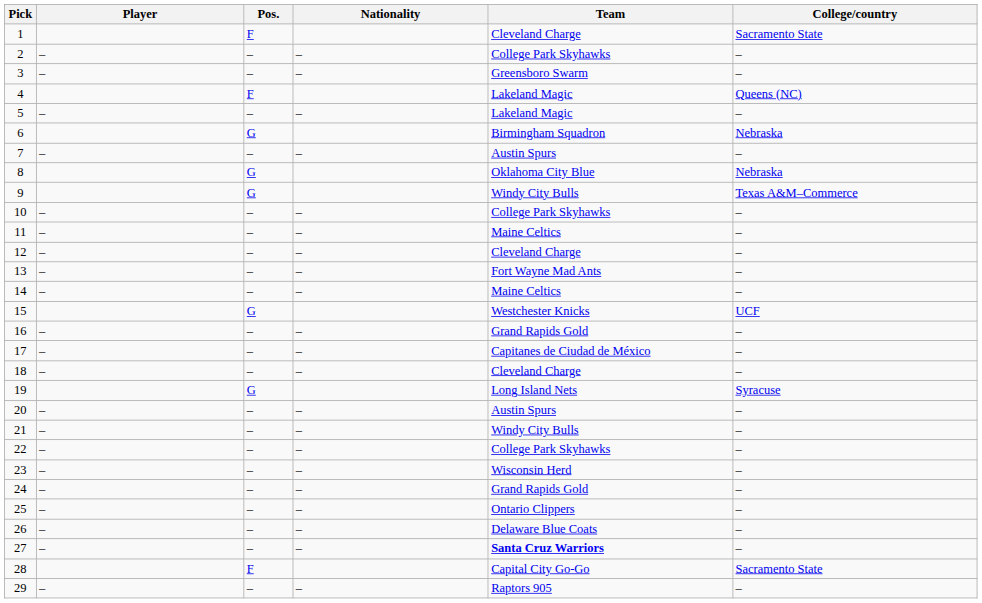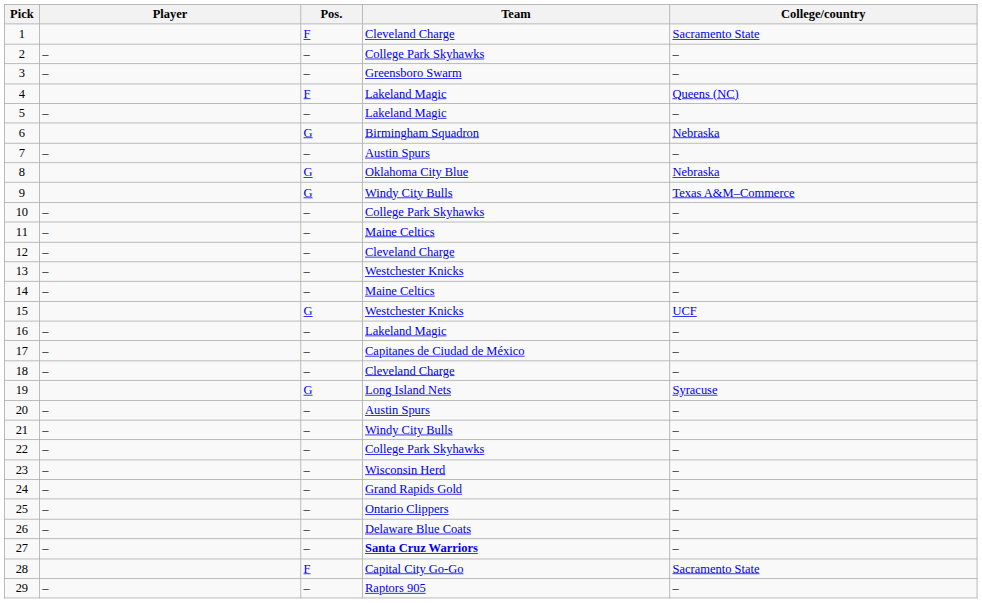- column: (391, 14)
(546, 271) Fort Wayne Mad Ants -> (414, 271) Westchester Knicks
(540, 331) Grand Rapids Gold -> (406, 331) Lakeland Magic
